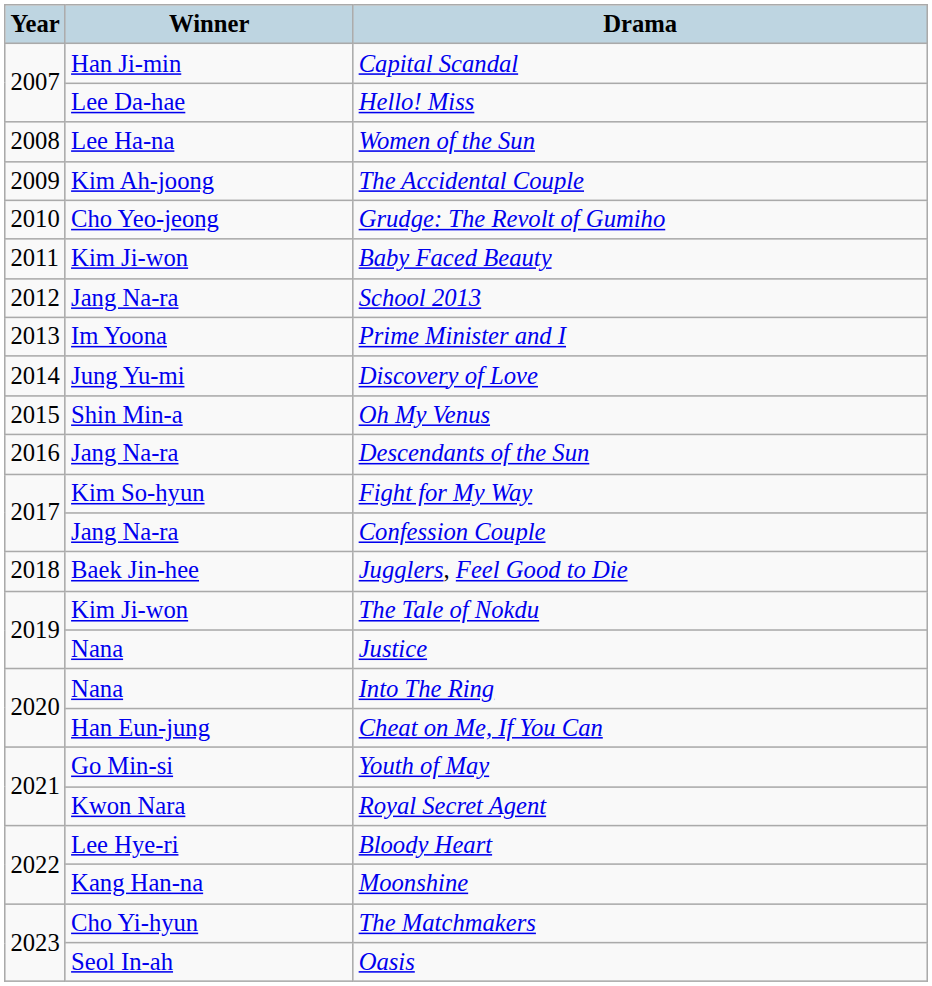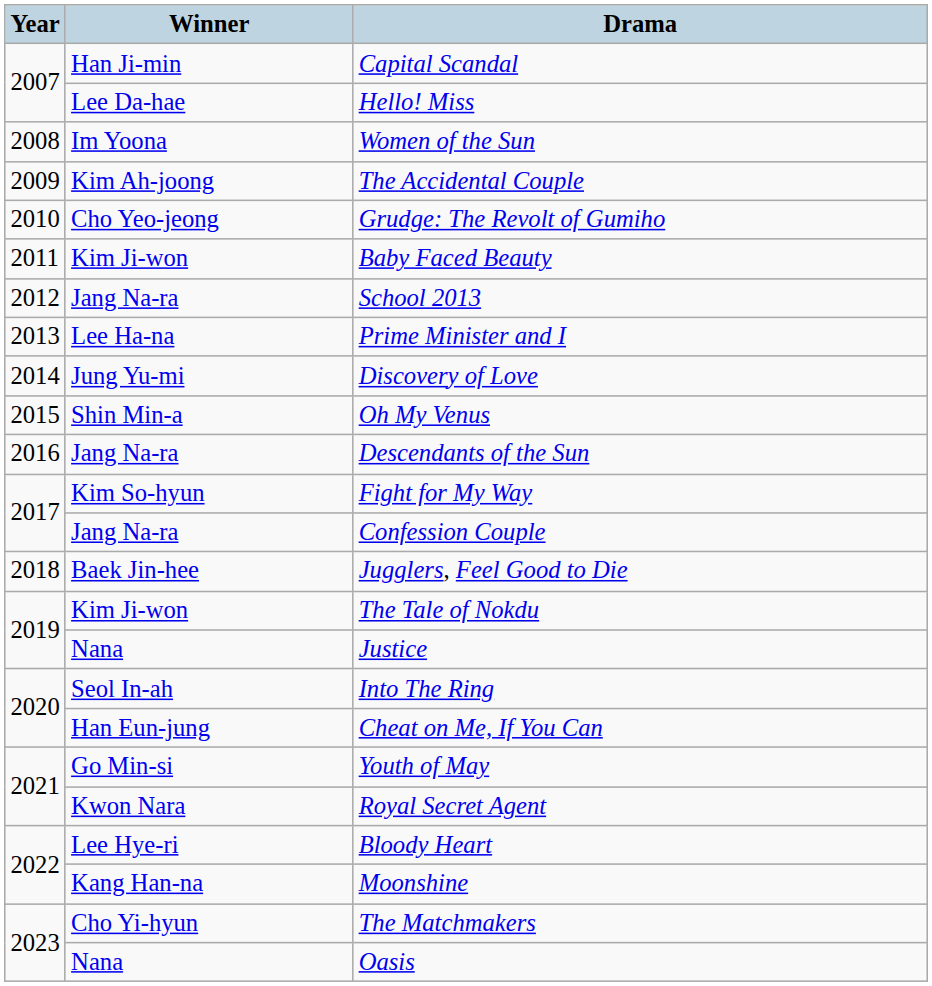(123, 141) Lee Ha-na -> (119, 141) Im Yoona
(119, 336) Im Yoona -> (123, 336) Lee Ha-na
(97, 688) Nana -> (122, 688) Seol In-ah
(122, 961) Seol In-ah -> (97, 961) Nana
